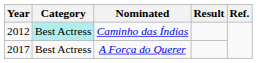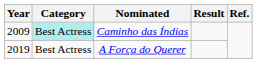(18, 31) 2012 -> (18, 31) 2009
(18, 49) 2017 -> (18, 49) 2019
